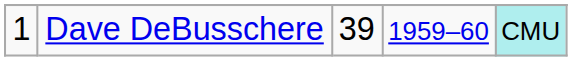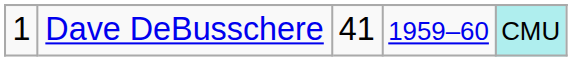(357, 30) 39 -> (357, 30) 41
